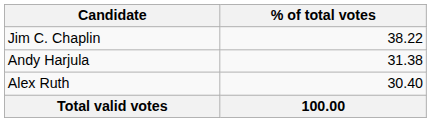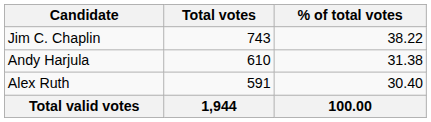+ column: (219, 15)
